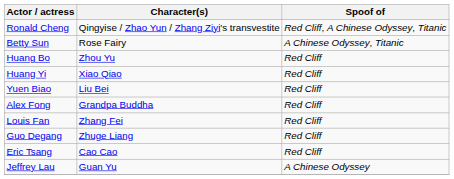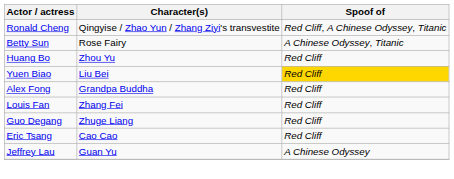- row: (26, 74)
(303, 89) no background -> (303, 74) gold background
